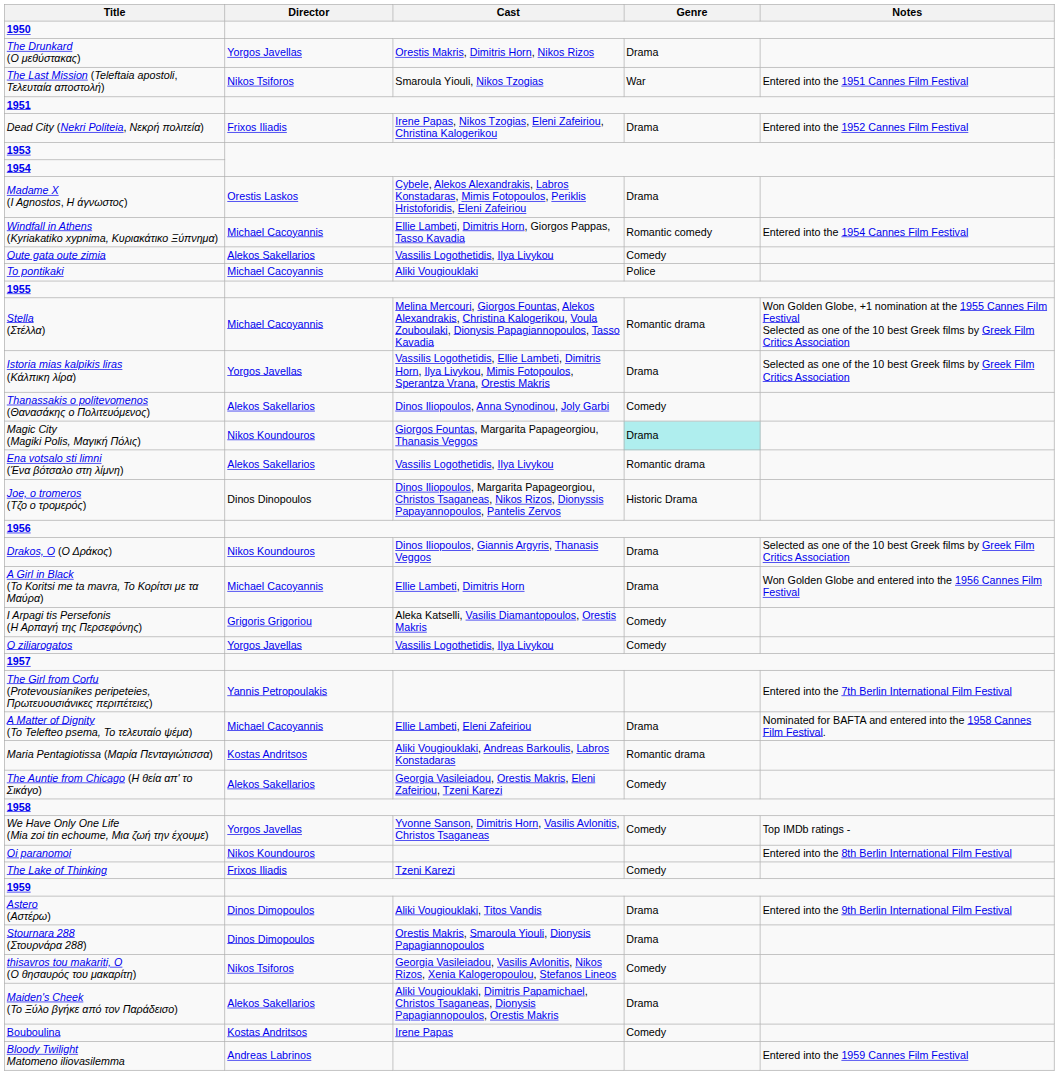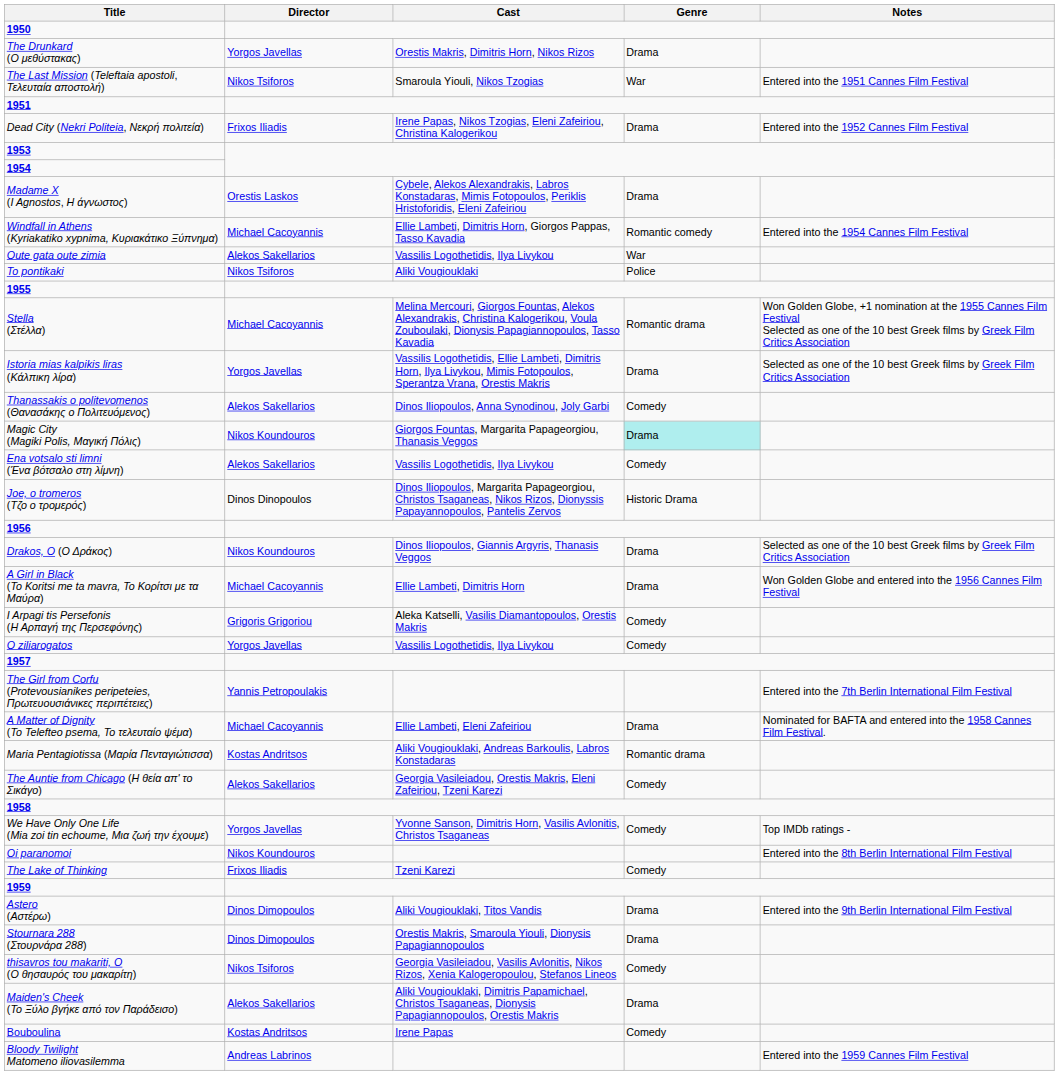(646, 255) Comedy -> (636, 255) War
(275, 272) Michael Cacoyannis -> (261, 272) Nikos Tsiforos
(666, 464) Romantic drama -> (646, 464) Comedy
